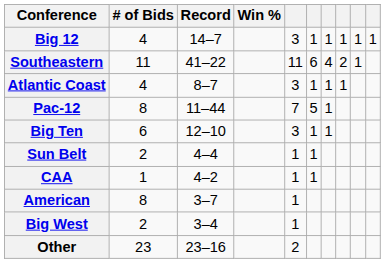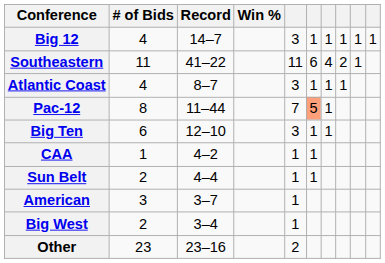(314, 108) no background -> (314, 108) lightsalmon background
rows swapped: (57, 154) <-> (57, 177)
(143, 200) 8 -> (143, 200) 3
